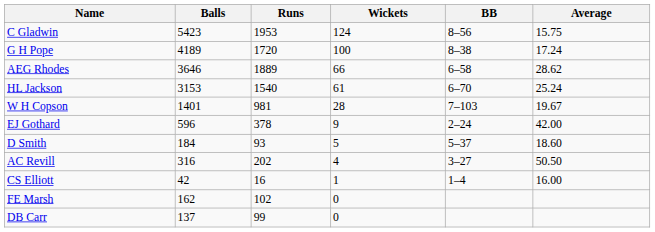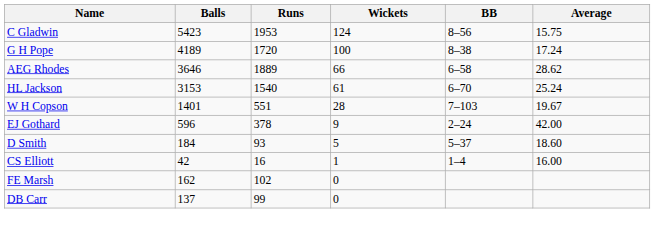(262, 106) 981 -> (262, 106) 551
- row: (31, 161)
